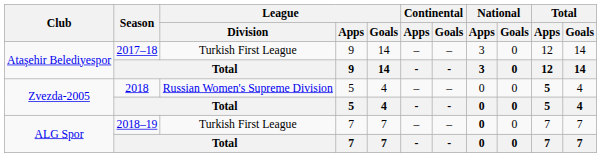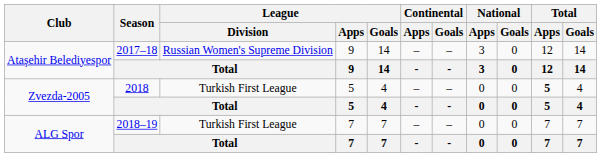(248, 50) Turkish First League -> (248, 50) Russian Women's Supreme Division
(248, 87) Russian Women's Supreme Division -> (248, 87) Turkish First League
(482, 124) bold -> (482, 124) normal
